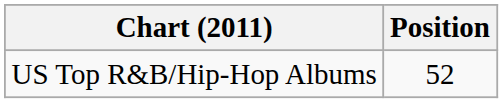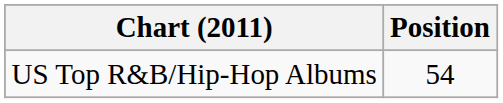(440, 73) 52 -> (440, 73) 54
